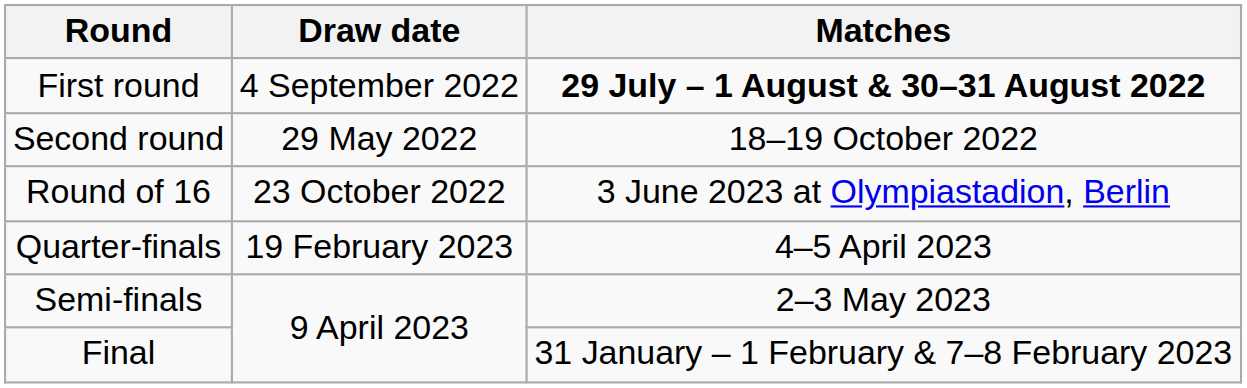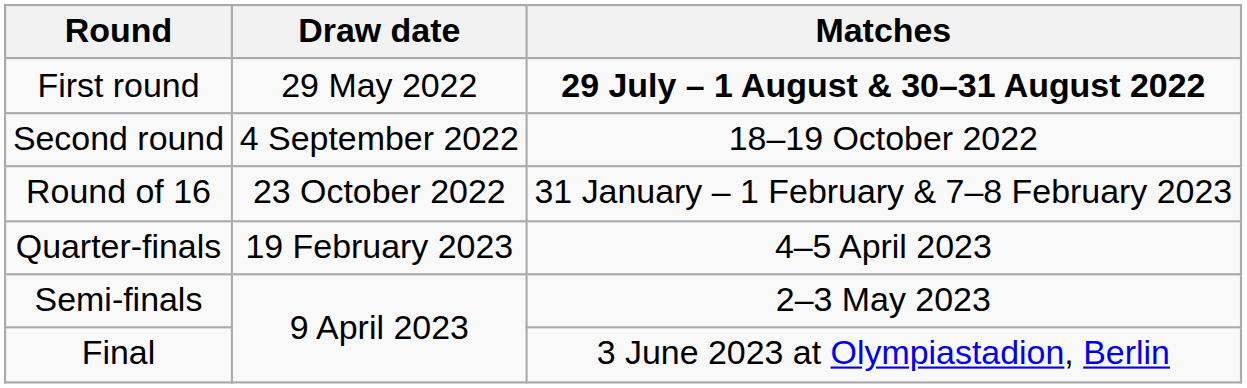(379, 85) 4 September 2022 -> (379, 85) 29 May 2022
(379, 138) 29 May 2022 -> (379, 138) 4 September 2022
(883, 192) 3 June 2023 at Olympiastadion, Berlin -> (883, 192) 31 January – 1 February & 7–8 February 2023
(883, 354) 31 January – 1 February & 7–8 February 2023 -> (883, 354) 3 June 2023 at Olympiastadion, Berlin
